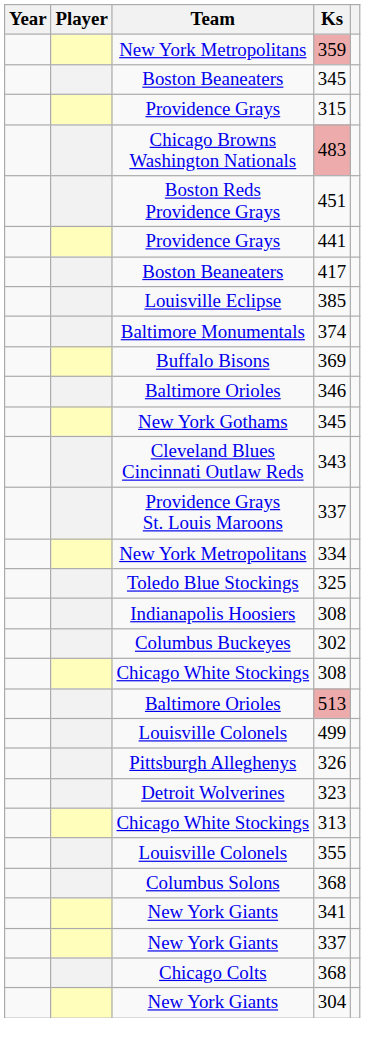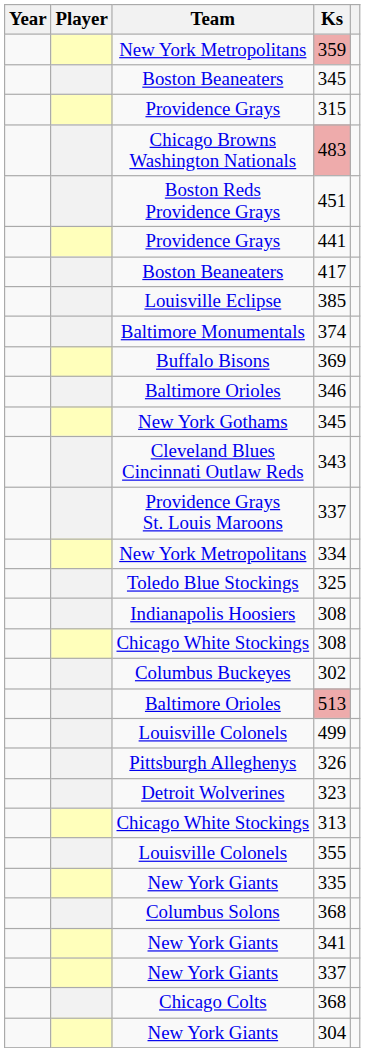rows swapped: (213, 643) <-> (213, 673)
+ row: (213, 882)
